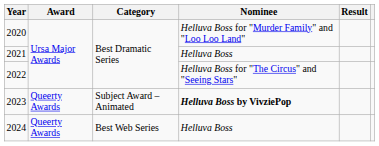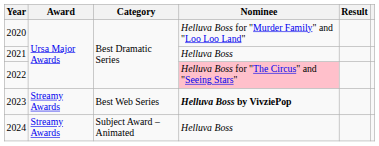(249, 75) no background -> (249, 75) pink background
(46, 101) Queerty Awards -> (47, 101) Streamy Awards
(127, 101) Subject Award – Animated -> (127, 101) Best Web Series
(46, 128) Queerty Awards -> (47, 128) Streamy Awards
(127, 128) Best Web Series -> (128, 128) Subject Award – Animated
